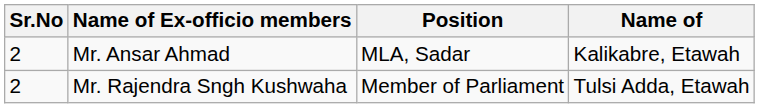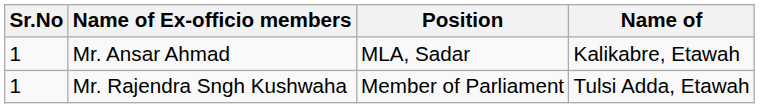(15, 53) 2 -> (15, 53) 1
(15, 86) 2 -> (15, 86) 1
